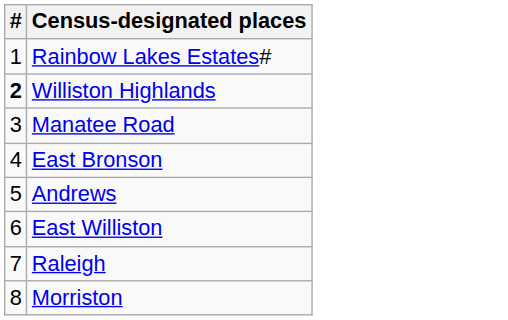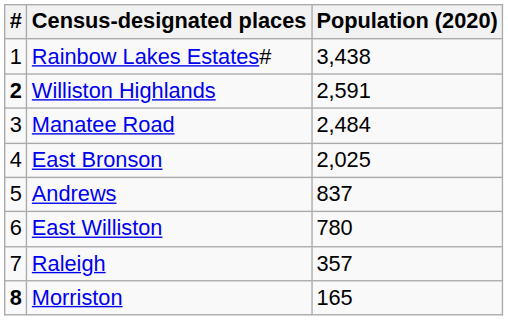+ column: (407, 21)
(16, 297) normal -> (16, 297) bold
